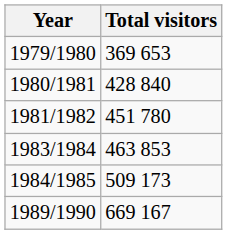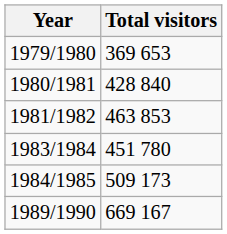(138, 116) 451 780 -> (138, 116) 463 853
(138, 148) 463 853 -> (138, 148) 451 780
